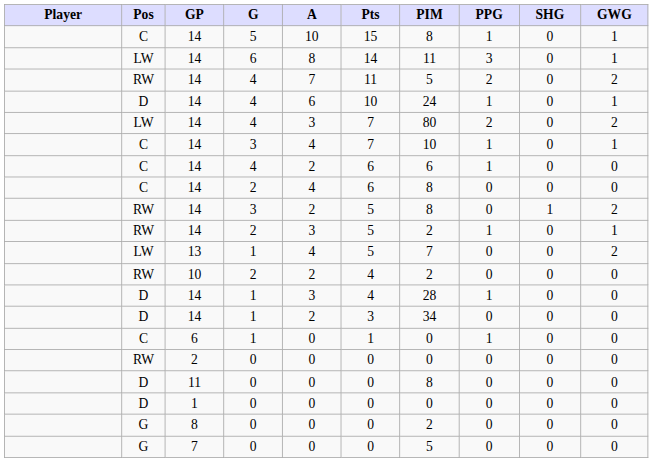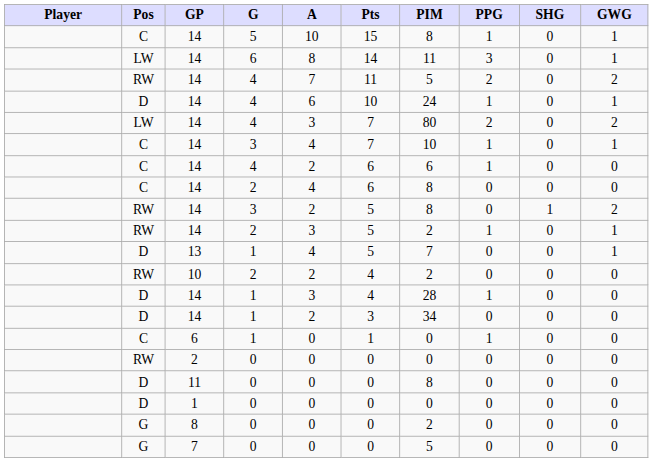(143, 252) LW -> (143, 252) D
(614, 252) 2 -> (614, 252) 1
